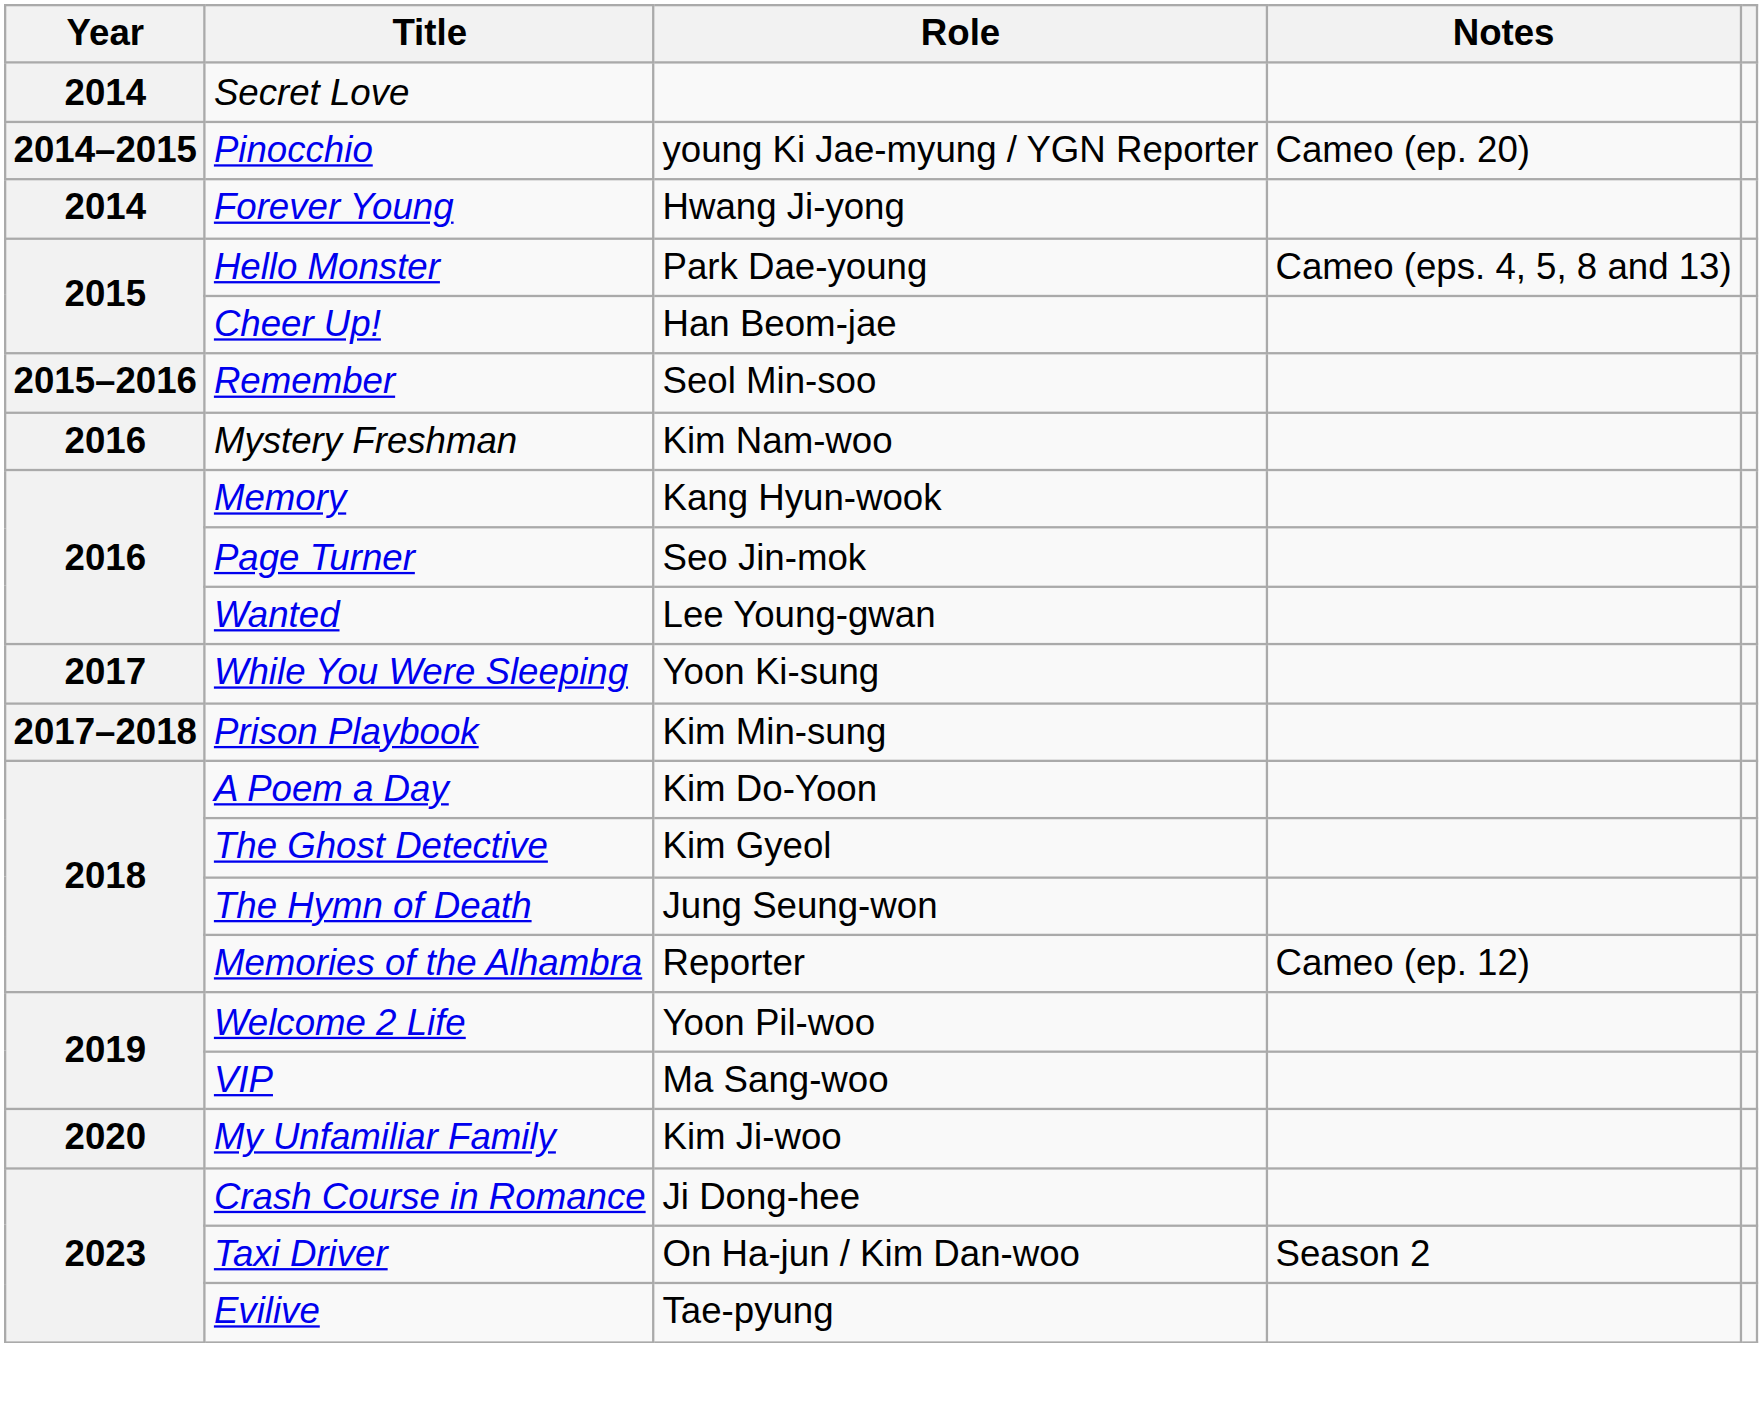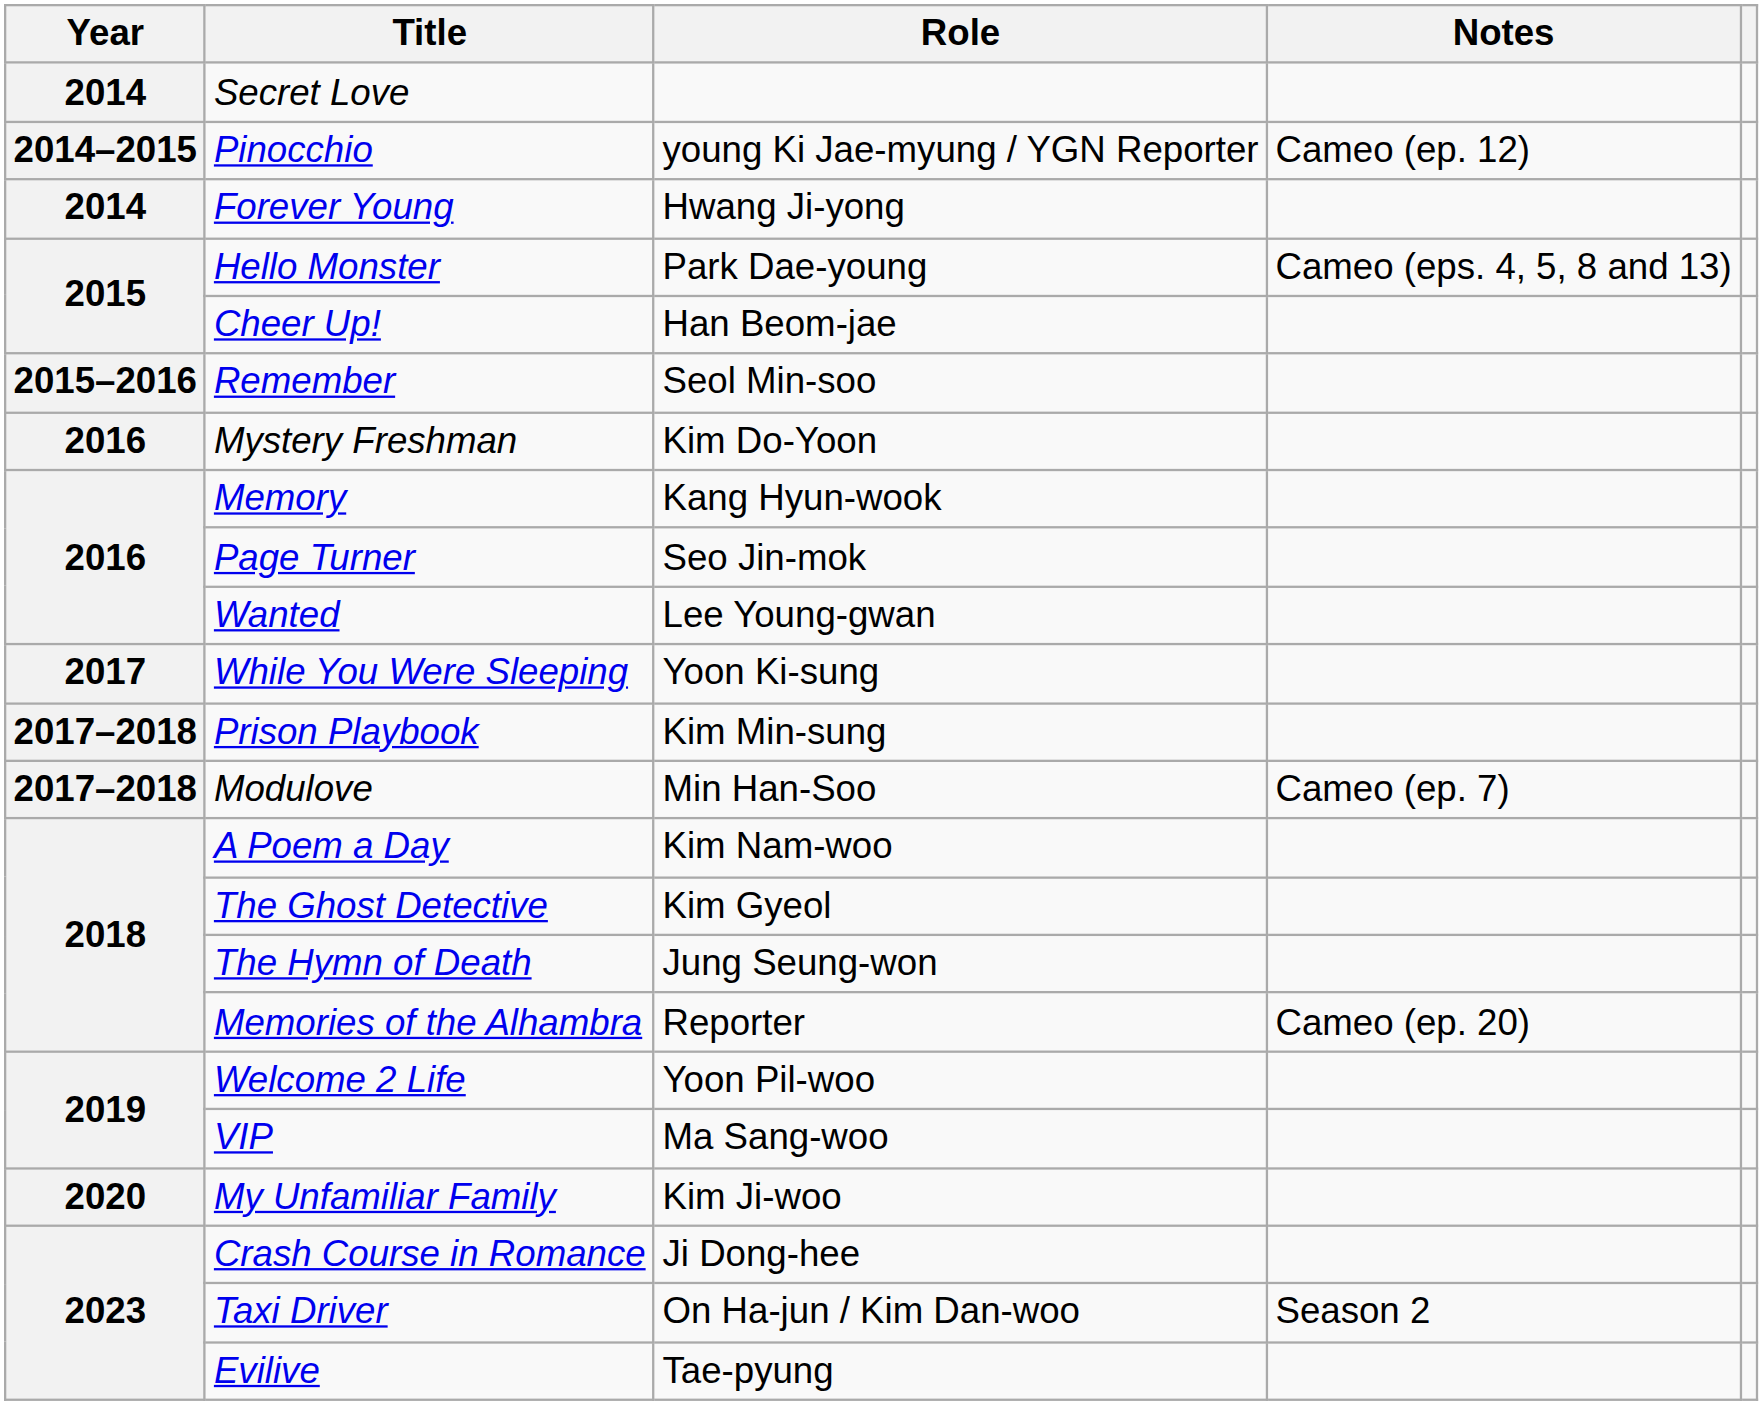(1403, 149) Cameo (ep. 20) -> (1403, 149) Cameo (ep. 12)
(778, 440) Kim Nam-woo -> (770, 440) Kim Do-Yoon
+ row: (293, 788)
(770, 788) Kim Do-Yoon -> (778, 847) Kim Nam-woo
(1403, 963) Cameo (ep. 12) -> (1403, 1021) Cameo (ep. 20)
